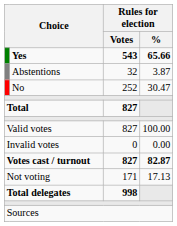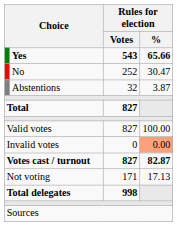rows swapped: (18, 87) <-> (36, 71)
(161, 145) no background -> (161, 145) lightsalmon background
